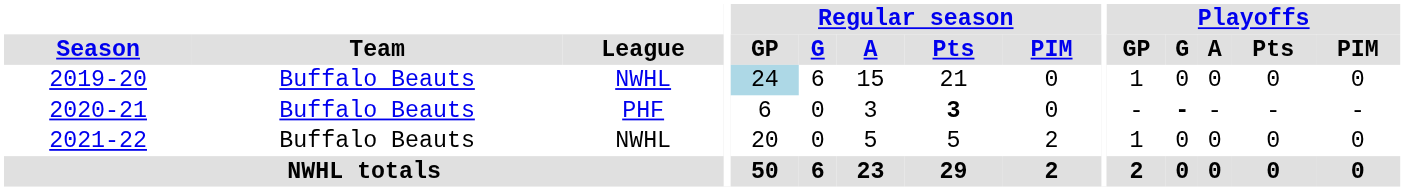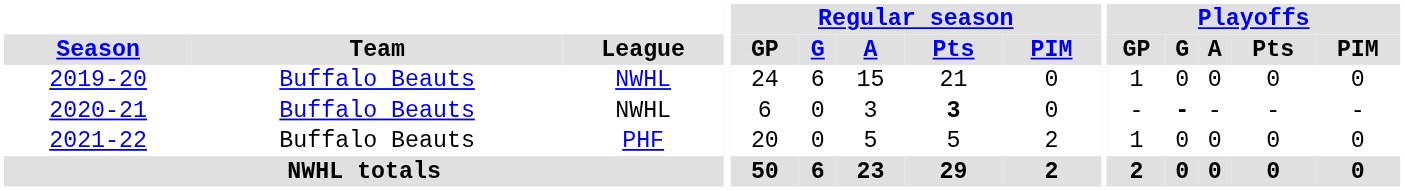(765, 80) lightblue background -> (765, 80) no background
(643, 111) PHF -> (643, 111) NWHL
(643, 141) NWHL -> (643, 141) PHF
